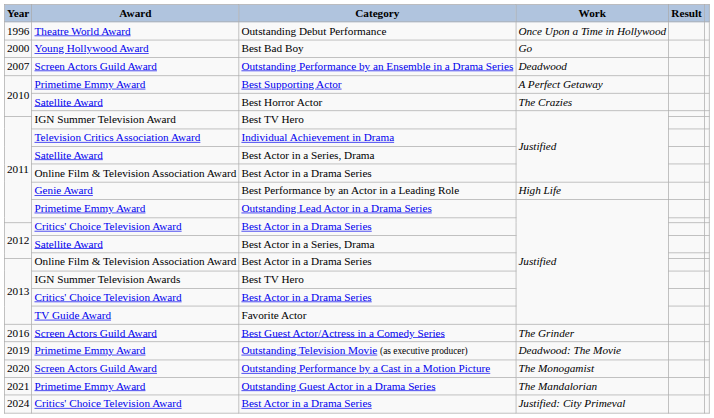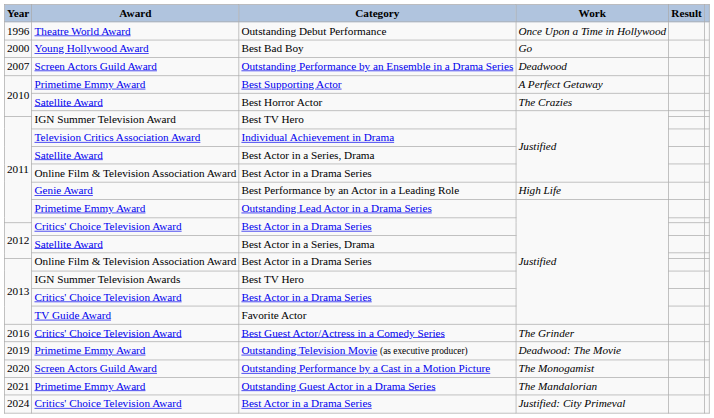(96, 333) Screen Actors Guild Award -> (108, 333) Critics' Choice Television Award
